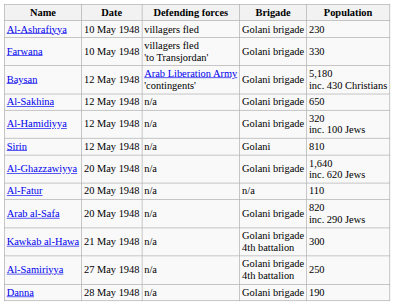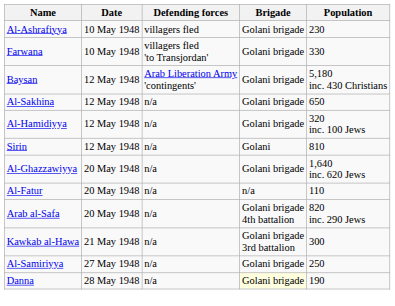(273, 213) Golani brigade -> (273, 213) Golani brigade 4th battalion
(273, 242) Golani brigade 4th battalion -> (273, 242) Golani brigade 3rd battalion
(273, 270) Golani brigade 4th battalion -> (273, 264) Golani brigade
(273, 292) no background -> (273, 280) lightyellow background
